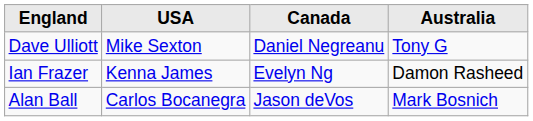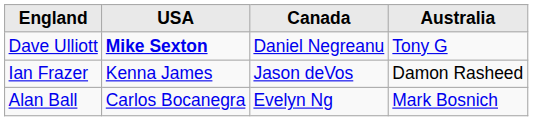(154, 45) normal -> (157, 45) bold
(293, 73) Evelyn Ng -> (303, 73) Jason deVos
(303, 101) Jason deVos -> (293, 101) Evelyn Ng
